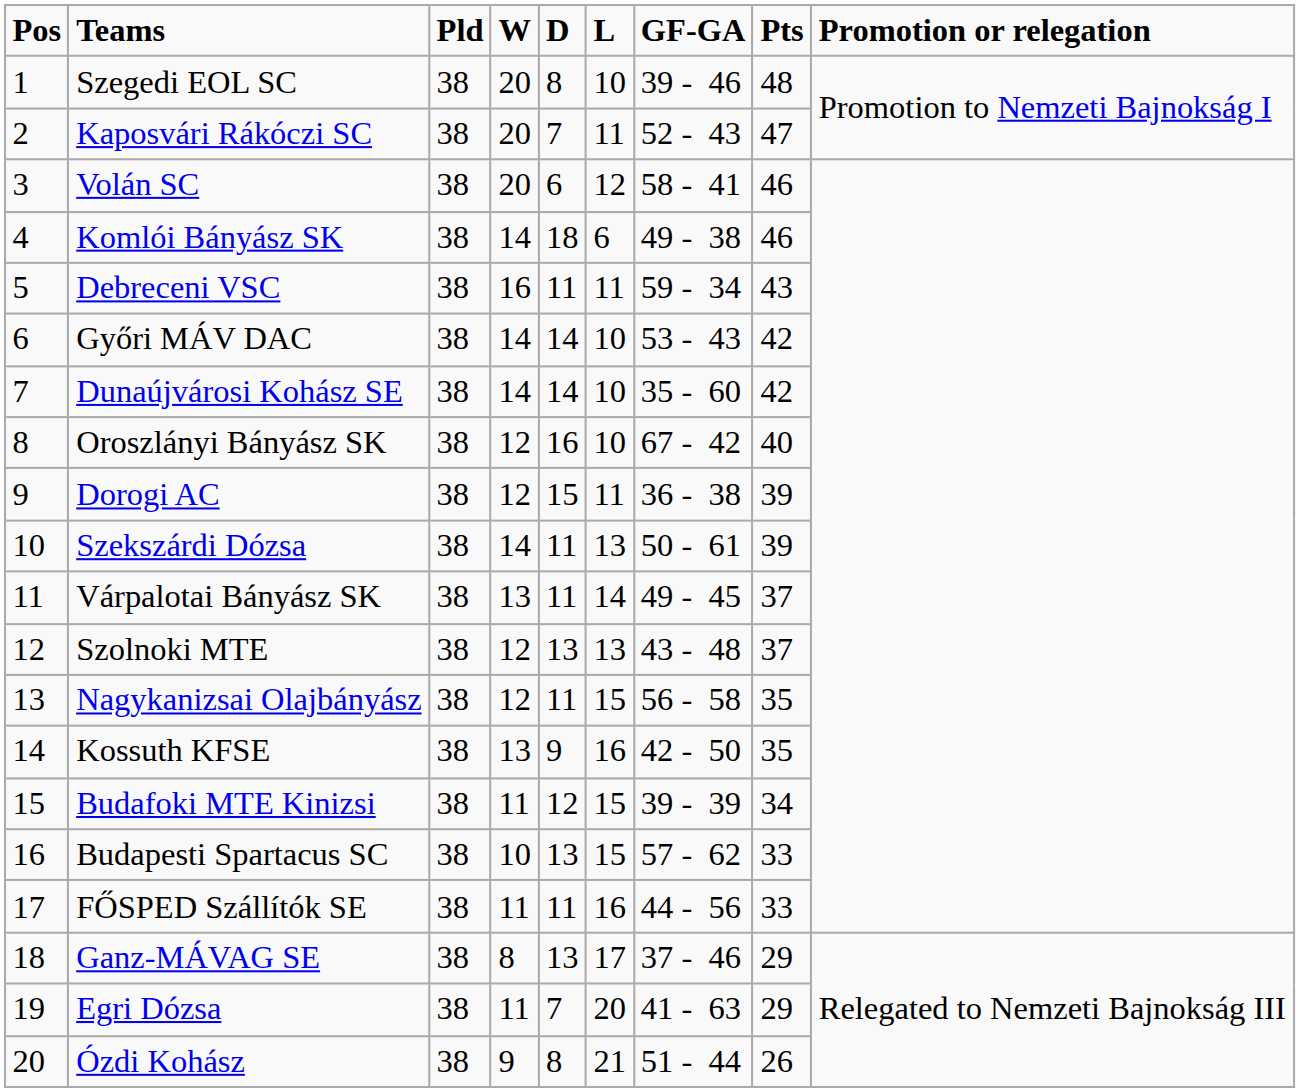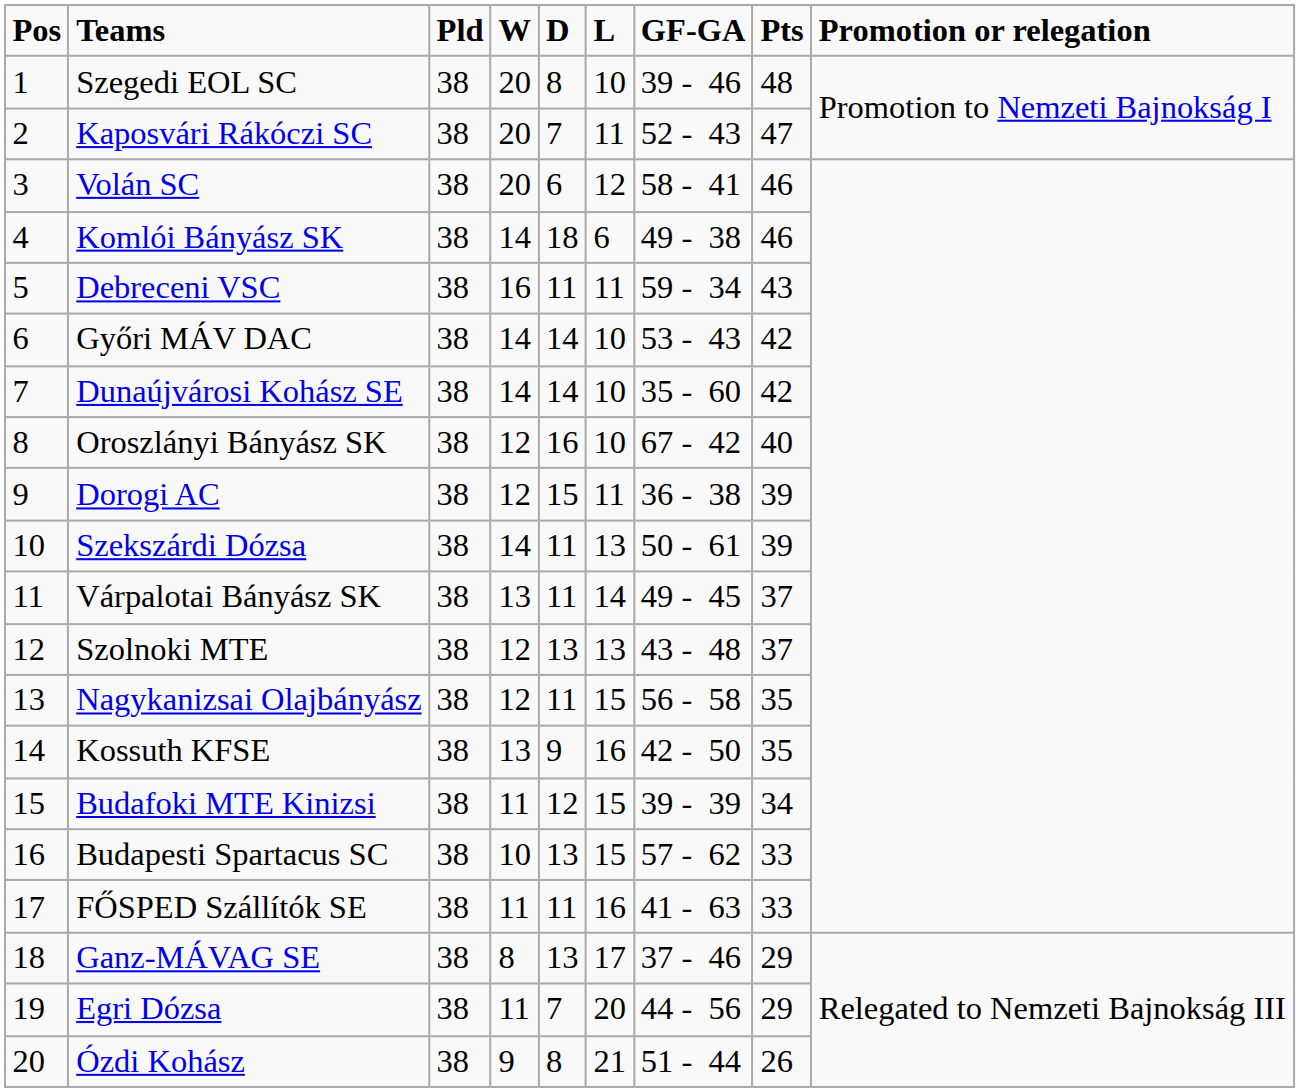(691, 905) 44 - 56 -> (691, 905) 41 - 63
(691, 1008) 41 - 63 -> (691, 1008) 44 - 56
